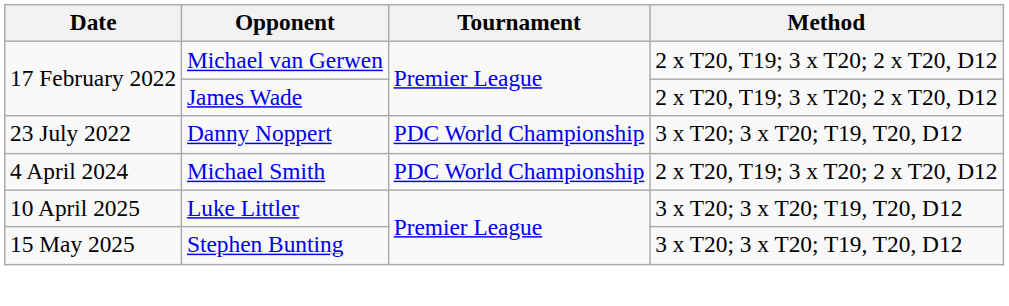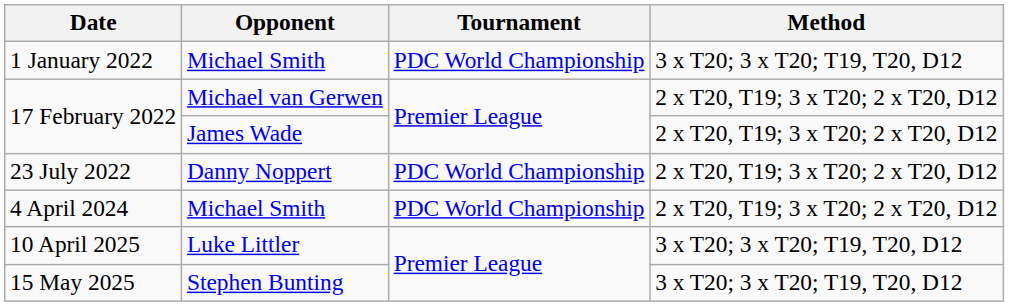+ row: (81, 60)
(809, 134) 3 x T20; 3 x T20; T19, T20, D12 -> (826, 171) 2 x T20, T19; 3 x T20; 2 x T20, D12
